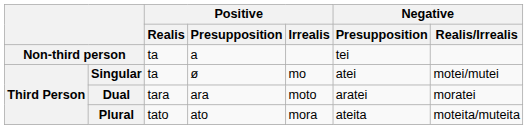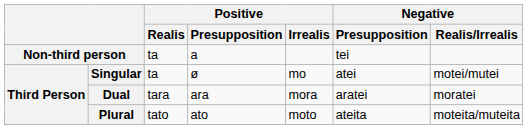(302, 94) moto -> (303, 94) mora
(303, 114) mora -> (302, 114) moto
